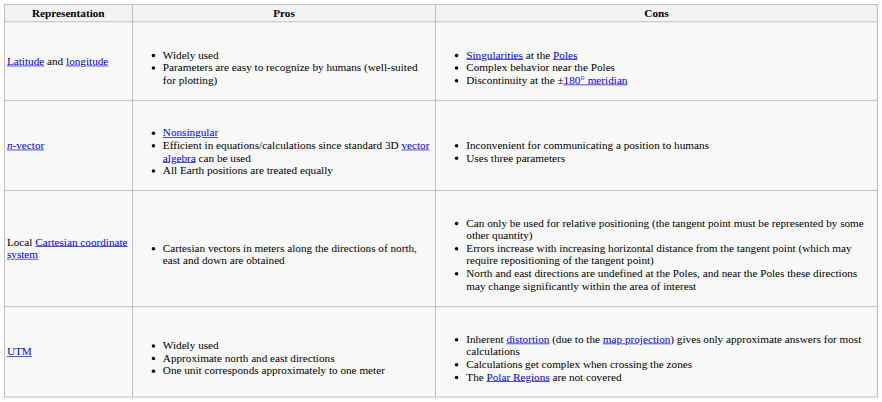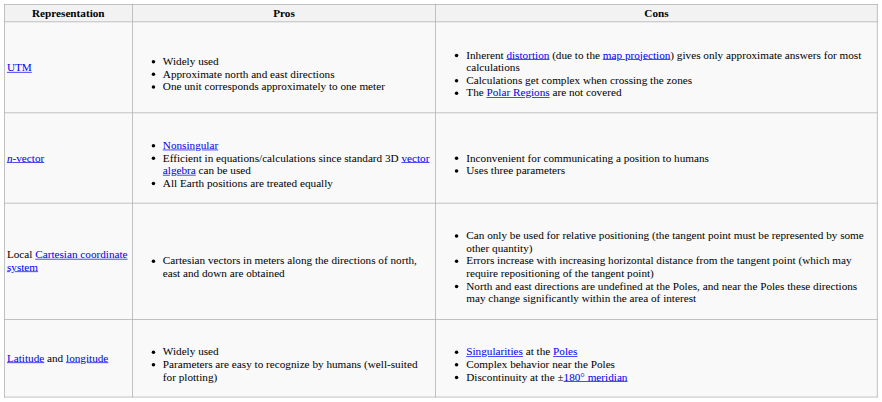rows swapped: (58, 61) <-> (19, 351)
